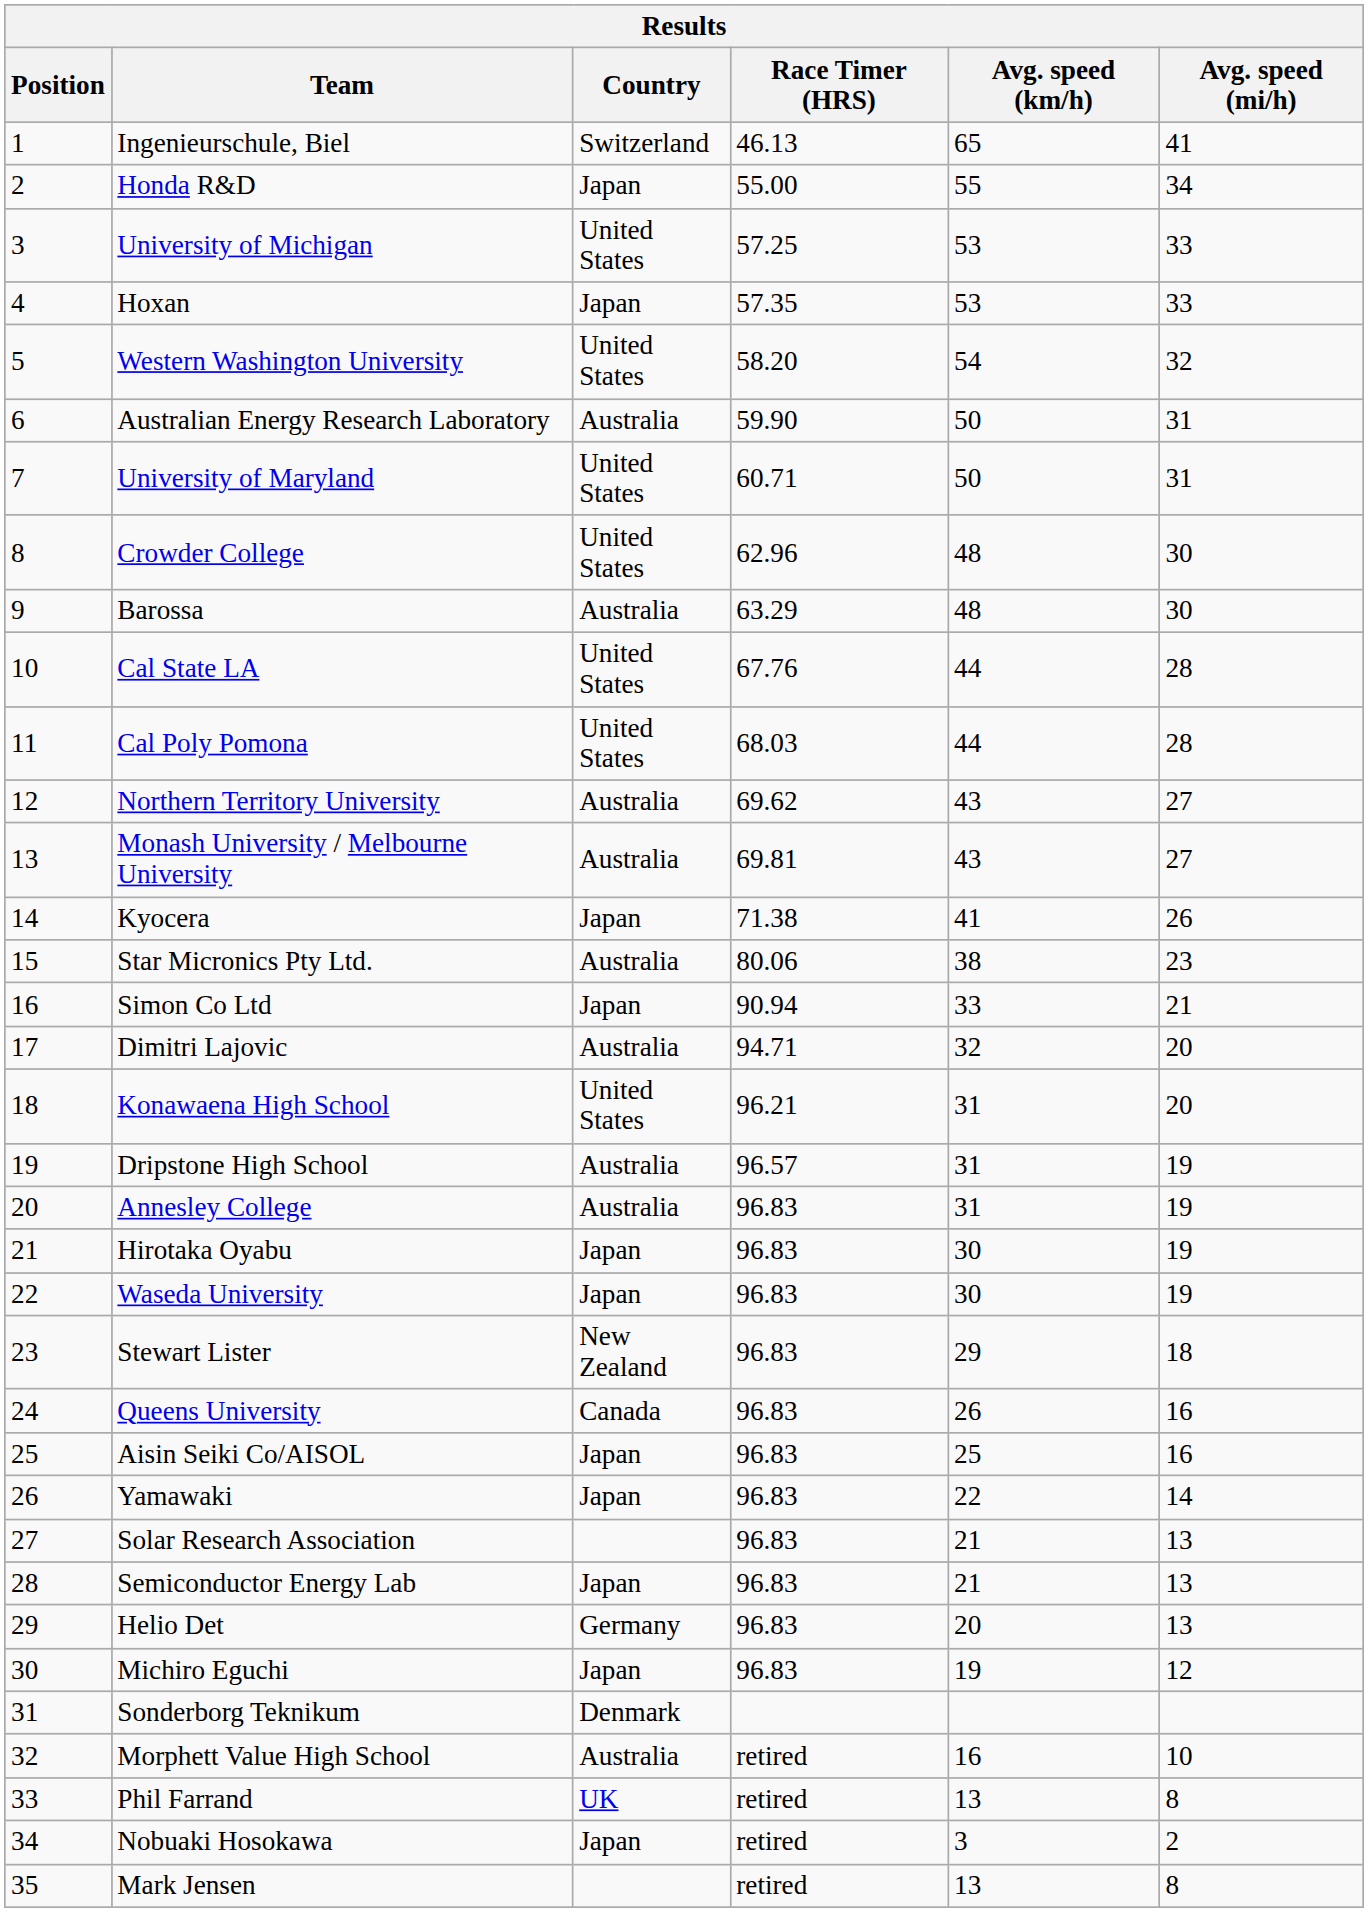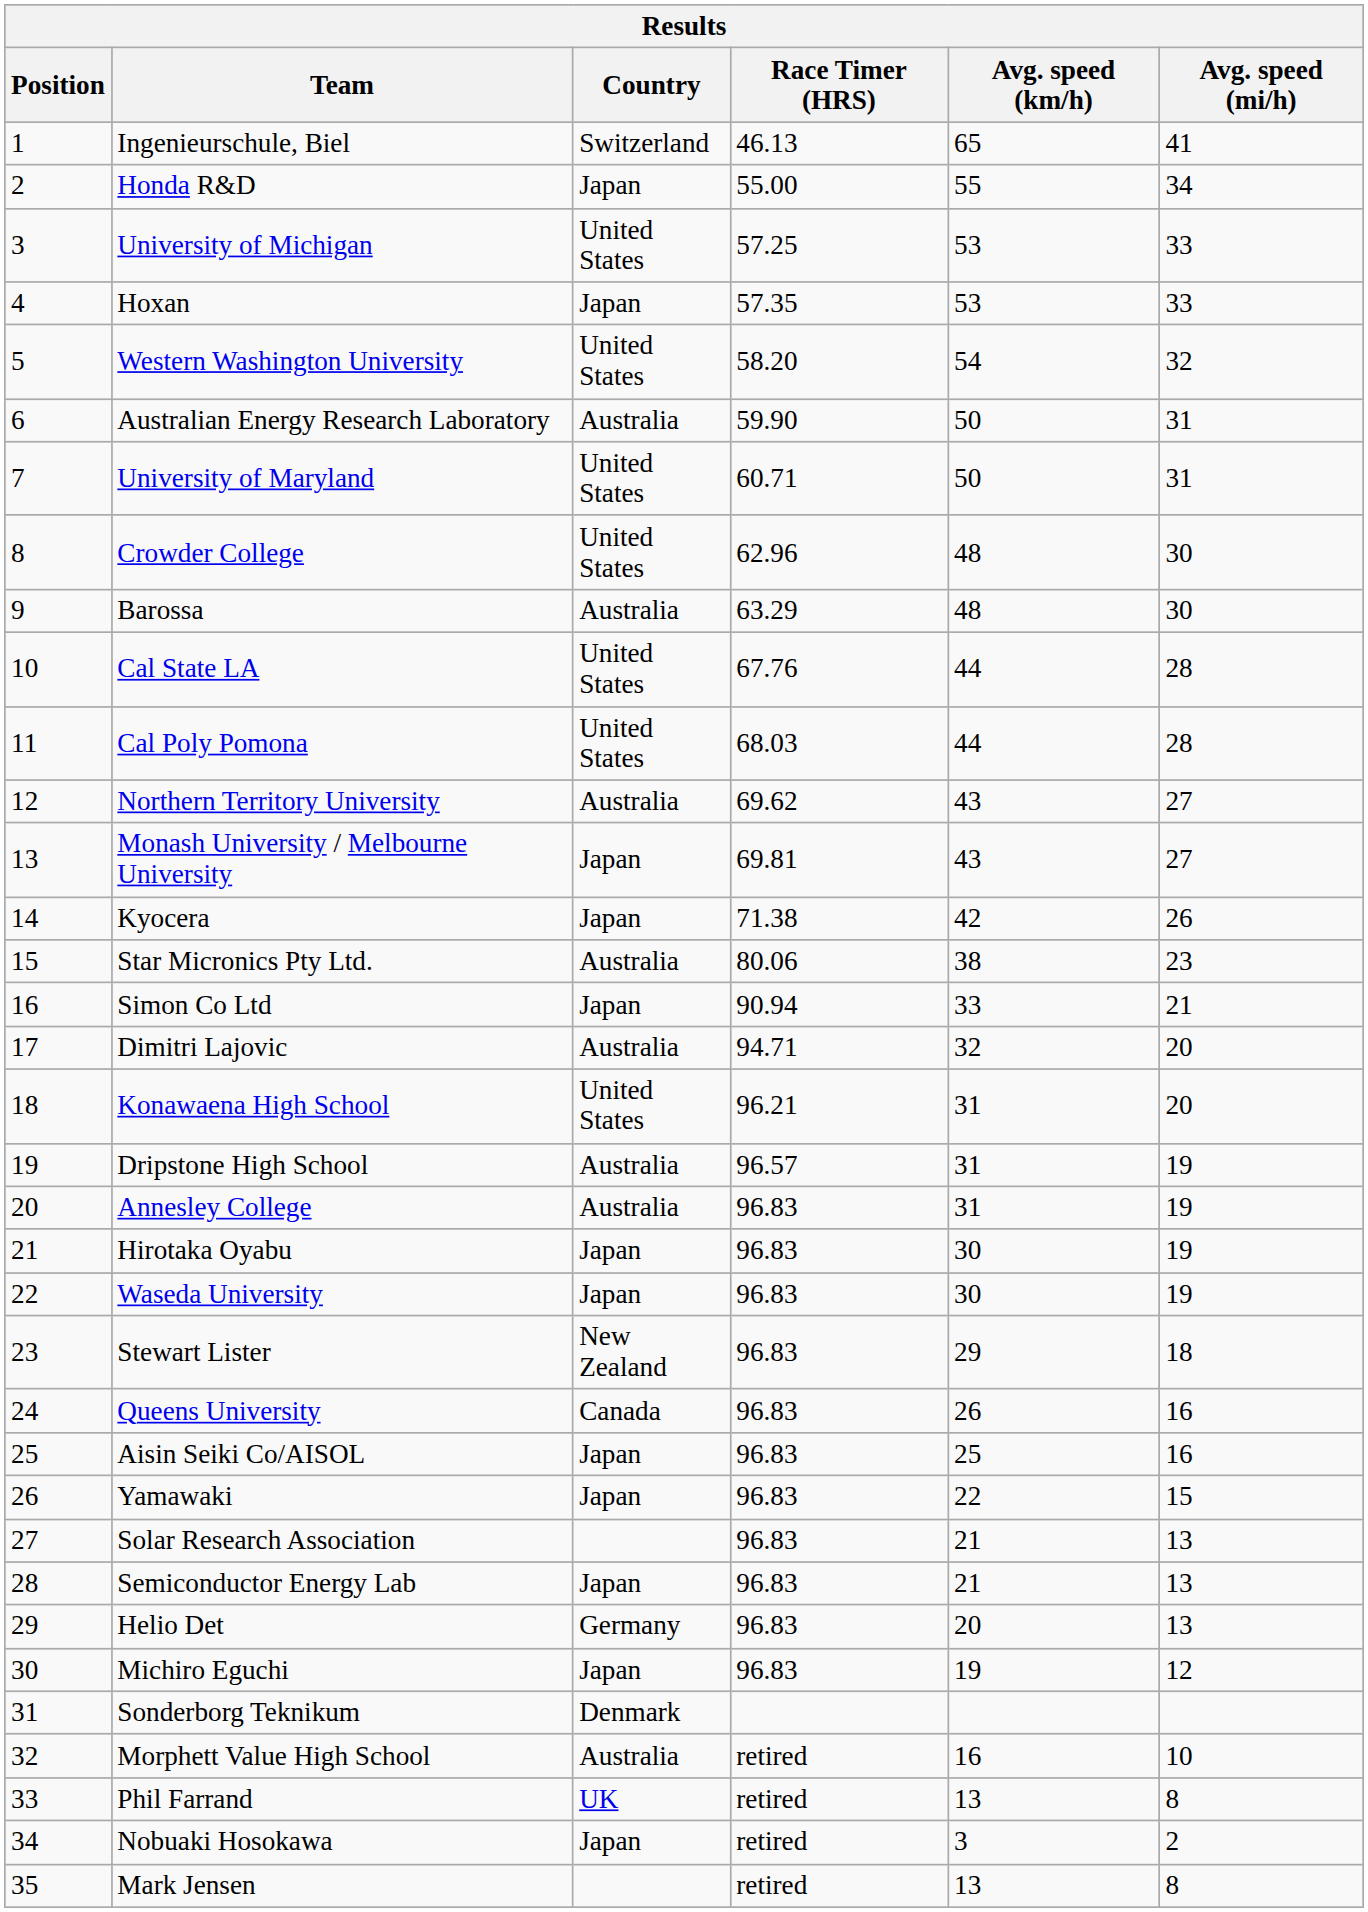(629, 859) Australia -> (610, 859) Japan
(968, 917) 41 -> (968, 917) 42
(1179, 1496) 14 -> (1179, 1496) 15
